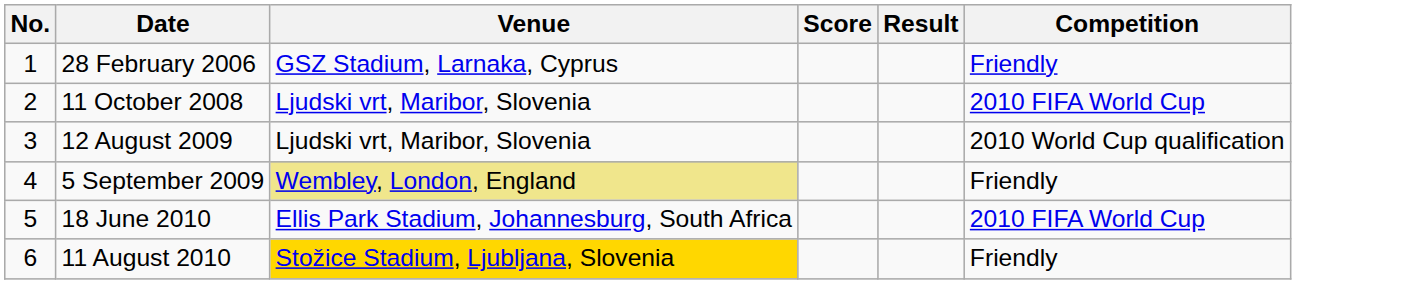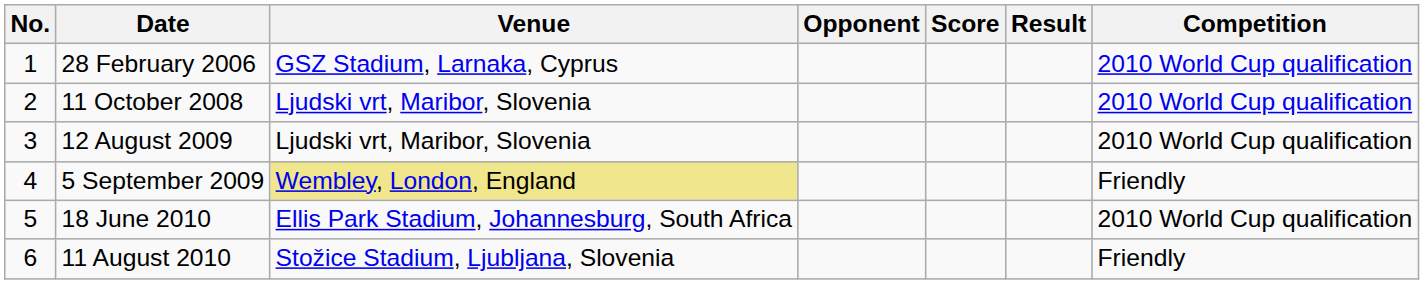+ column: (862, 24)
(1014, 63) Friendly -> (1255, 63) 2010 World Cup qualification
(1087, 102) 2010 FIFA World Cup -> (1255, 102) 2010 World Cup qualification
(1087, 219) 2010 FIFA World Cup -> (1255, 219) 2010 World Cup qualification
(475, 258) gold background -> (475, 258) no background
